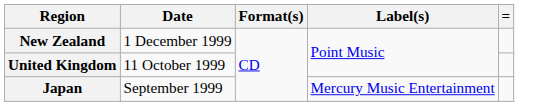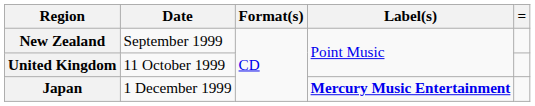(178, 40) 1 December 1999 -> (173, 40) September 1999
(173, 88) September 1999 -> (178, 88) 1 December 1999
(403, 88) normal -> (410, 88) bold
